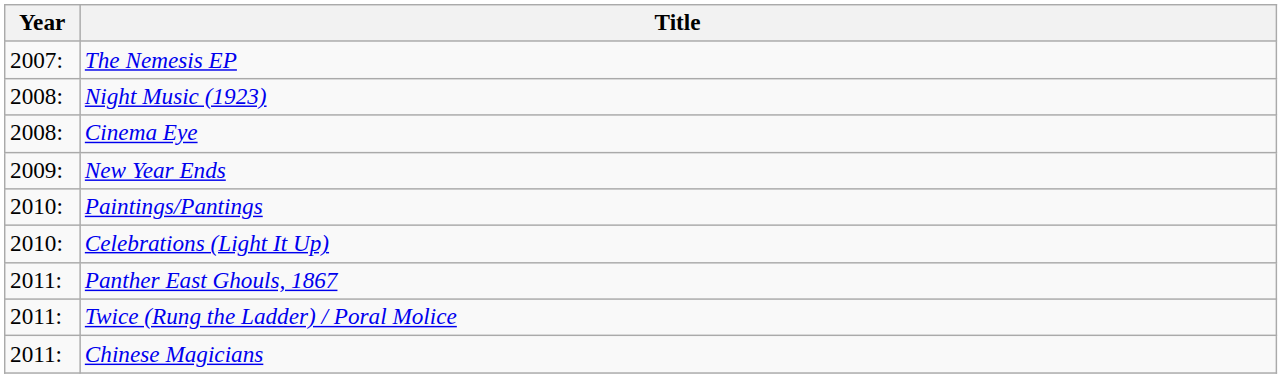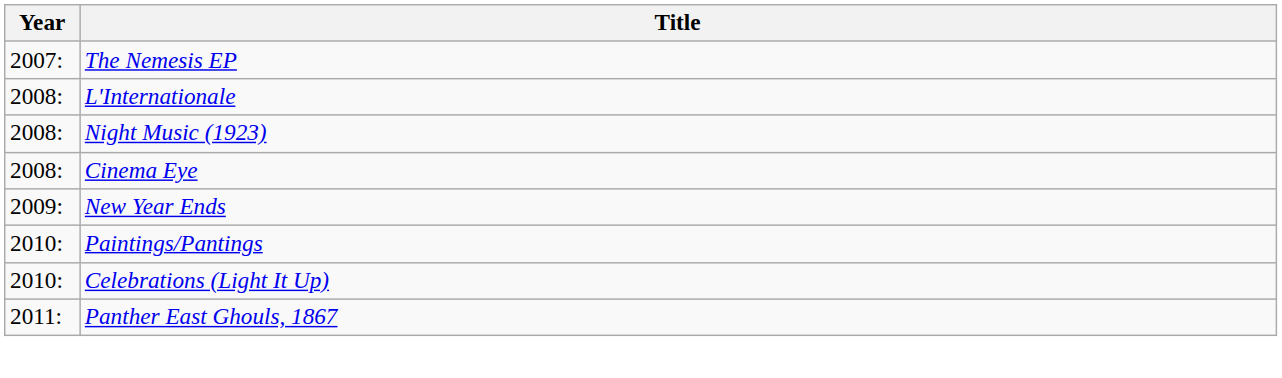+ row: (160, 96)
- row: (271, 317)
- row: (174, 354)
